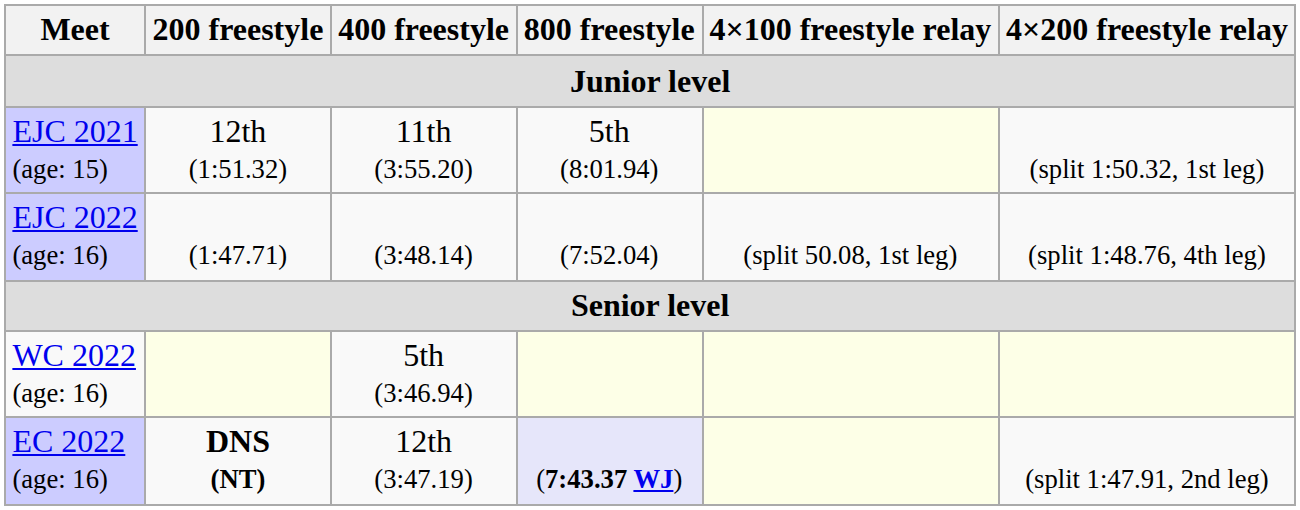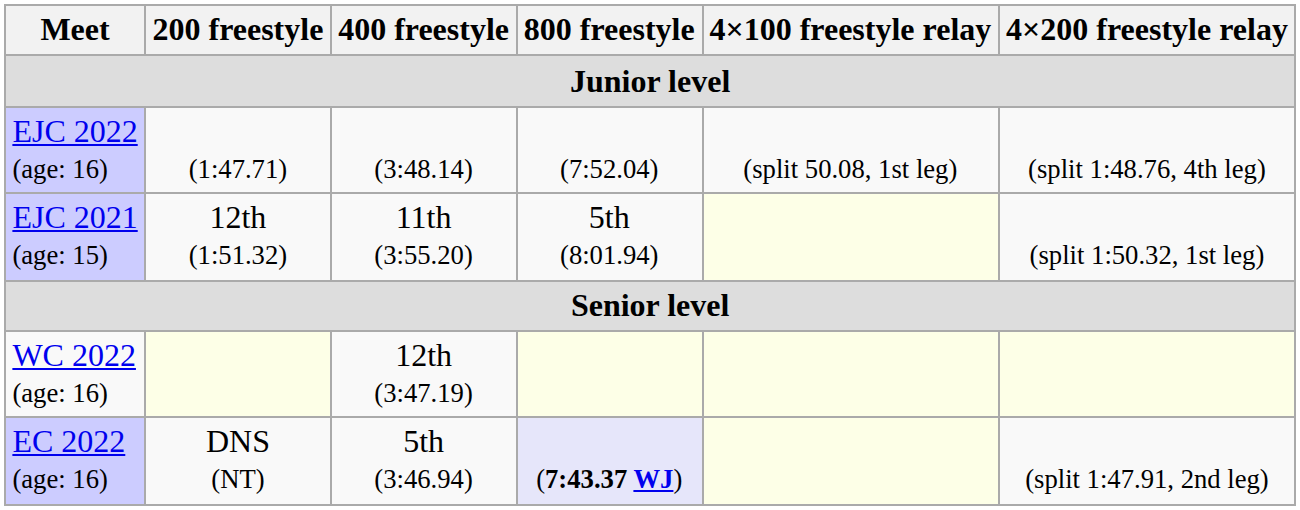rows swapped: (75, 149) <-> (75, 236)
(424, 373) 5th (3:46.94) -> (424, 373) 12th (3:47.19)
(238, 460) bold -> (238, 460) normal
(424, 460) 12th (3:47.19) -> (424, 460) 5th (3:46.94)
